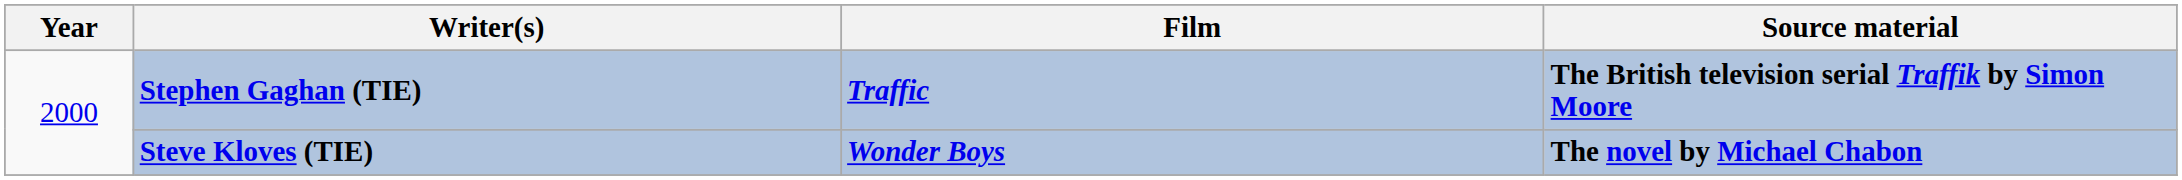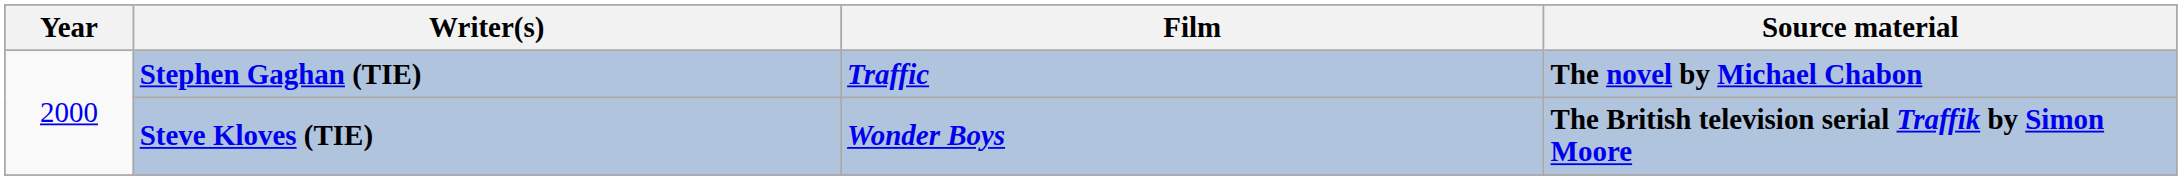(1827, 89) The British television serial Traffik by Simon Moore -> (1736, 73) The novel by Michael Chabon
(1736, 151) The novel by Michael Chabon -> (1827, 135) The British television serial Traffik by Simon Moore
